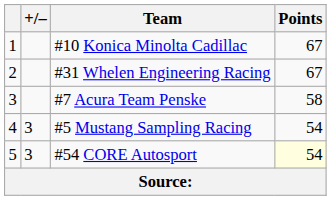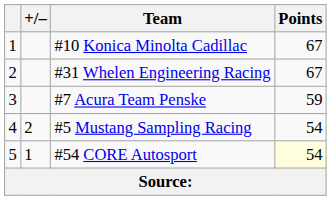(314, 100) 58 -> (314, 100) 59
(29, 127) 3 -> (29, 127) 2
(29, 154) 3 -> (29, 154) 1
